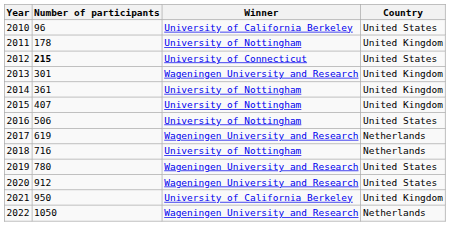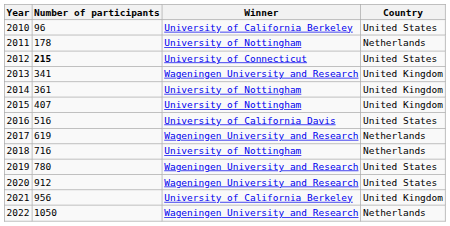(403, 43) United Kingdom -> (394, 43) Netherlands
(43, 74) 301 -> (43, 74) 341
(43, 120) 506 -> (43, 120) 516
(233, 120) University of Nottingham -> (250, 120) University of California Davis
(43, 198) 950 -> (43, 198) 956
